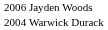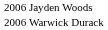(15, 22) 2004 -> (15, 22) 2006
